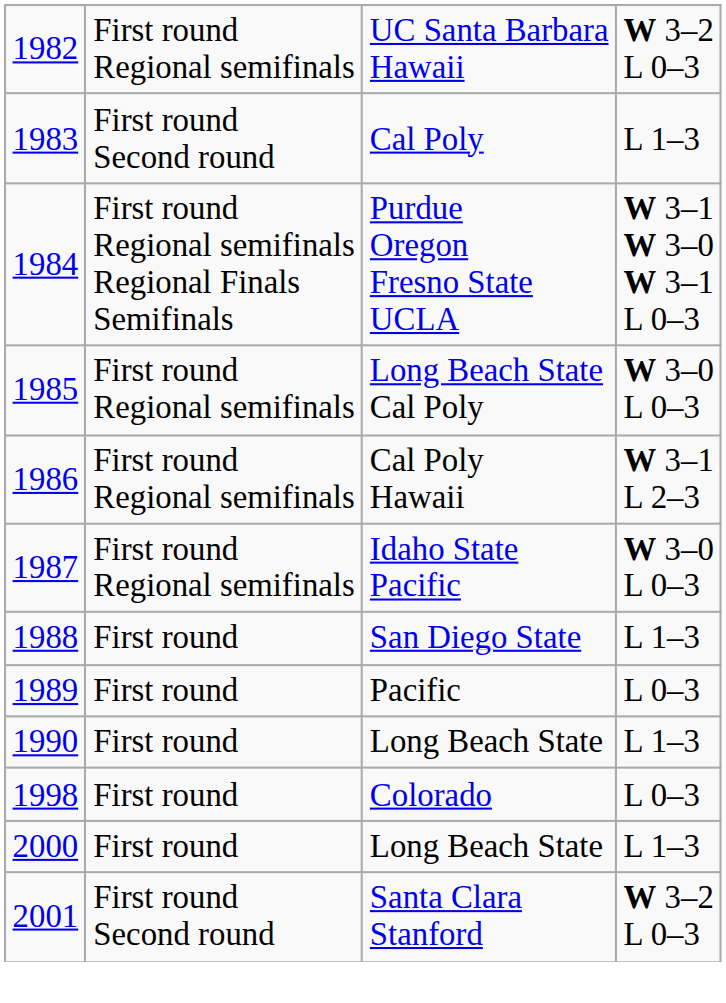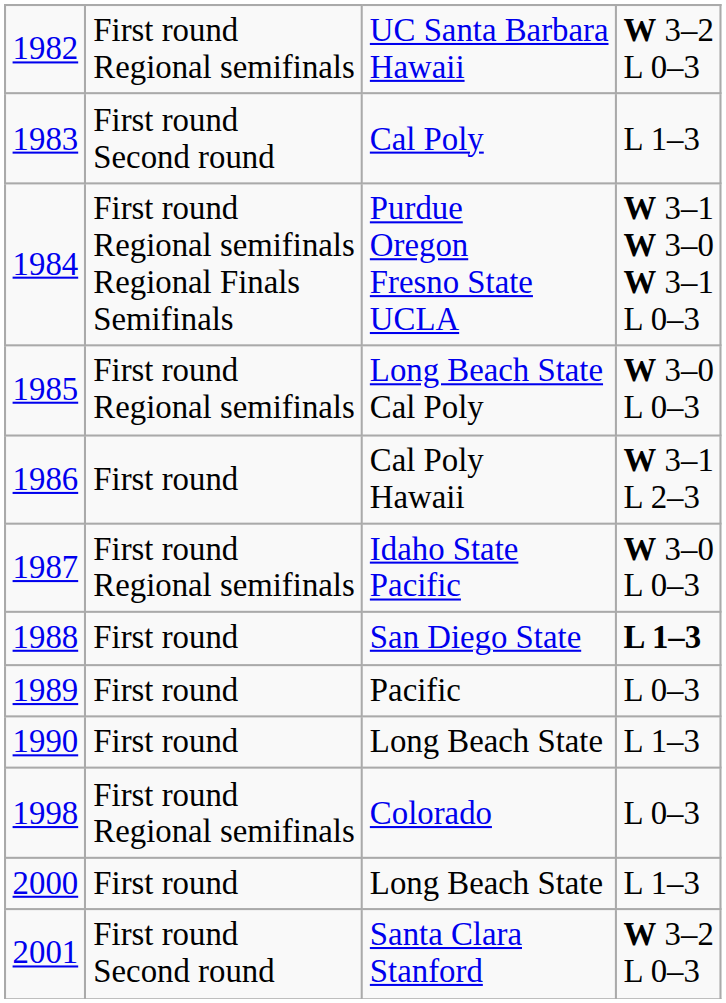(224, 478) First round Regional semifinals -> (166, 478) First round
(662, 637) normal -> (662, 637) bold
(166, 793) First round -> (224, 812) First round Regional semifinals
